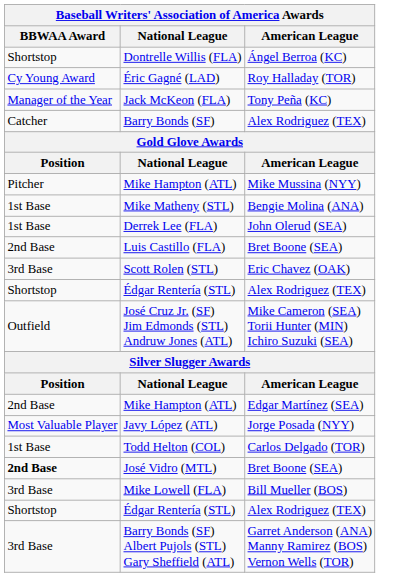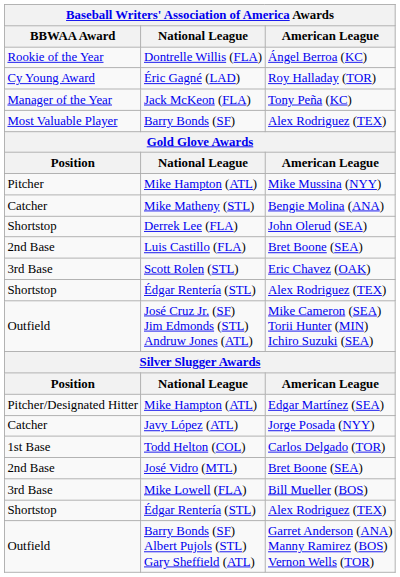(32, 57) Shortstop -> (55, 57) Rookie of the Year
(27, 121) Catcher -> (62, 121) Most Valuable Player
(29, 205) 1st Base -> (27, 205) Catcher
(29, 226) 1st Base -> (32, 226) Shortstop
(31, 405) 2nd Base -> (73, 405) Pitcher/Designated Hitter
(62, 426) Most Valuable Player -> (27, 426) Catcher
(32, 468) bold -> (31, 468) normal
(30, 547) 3rd Base -> (29, 547) Outfield
